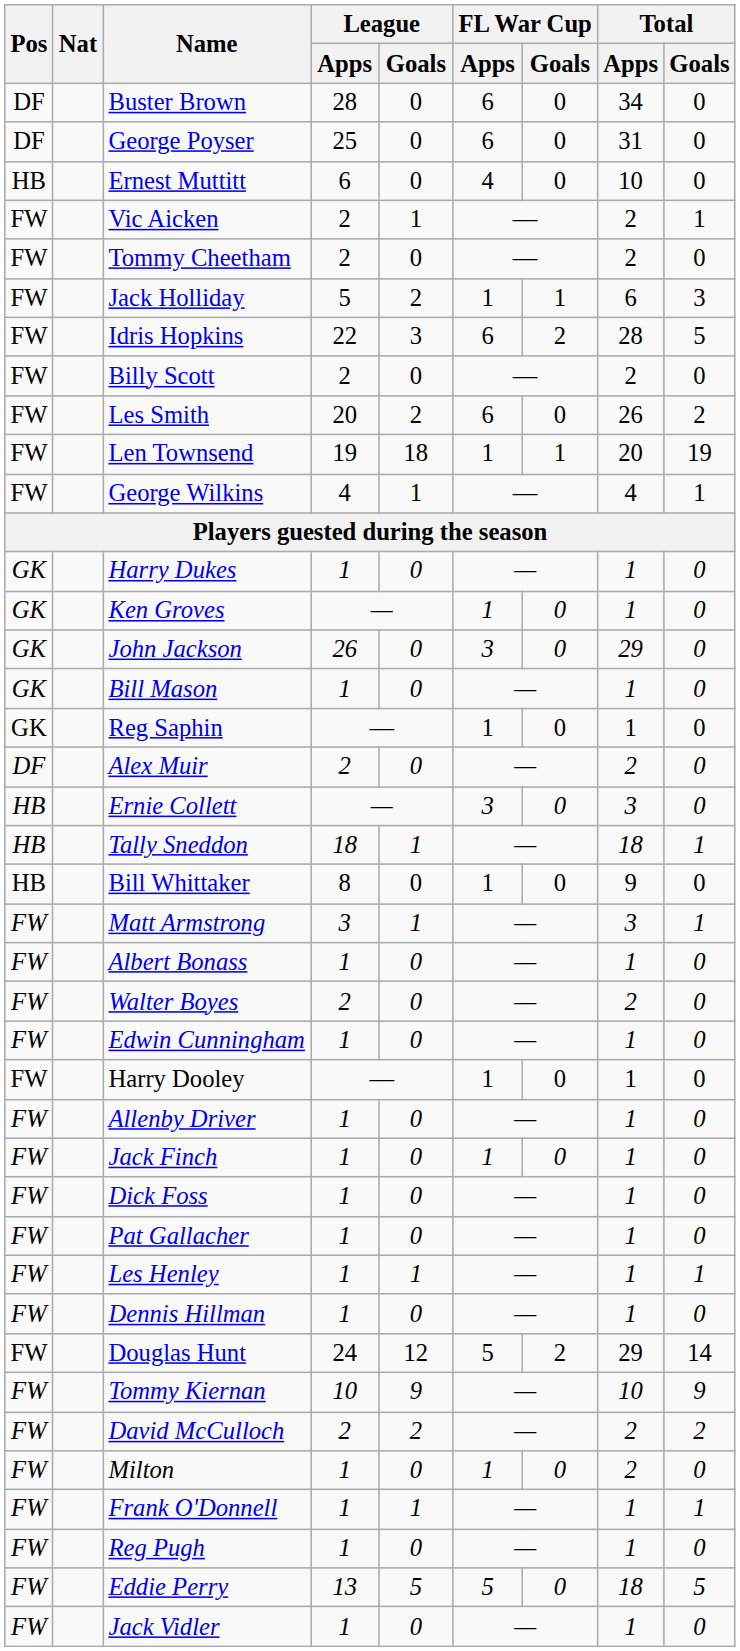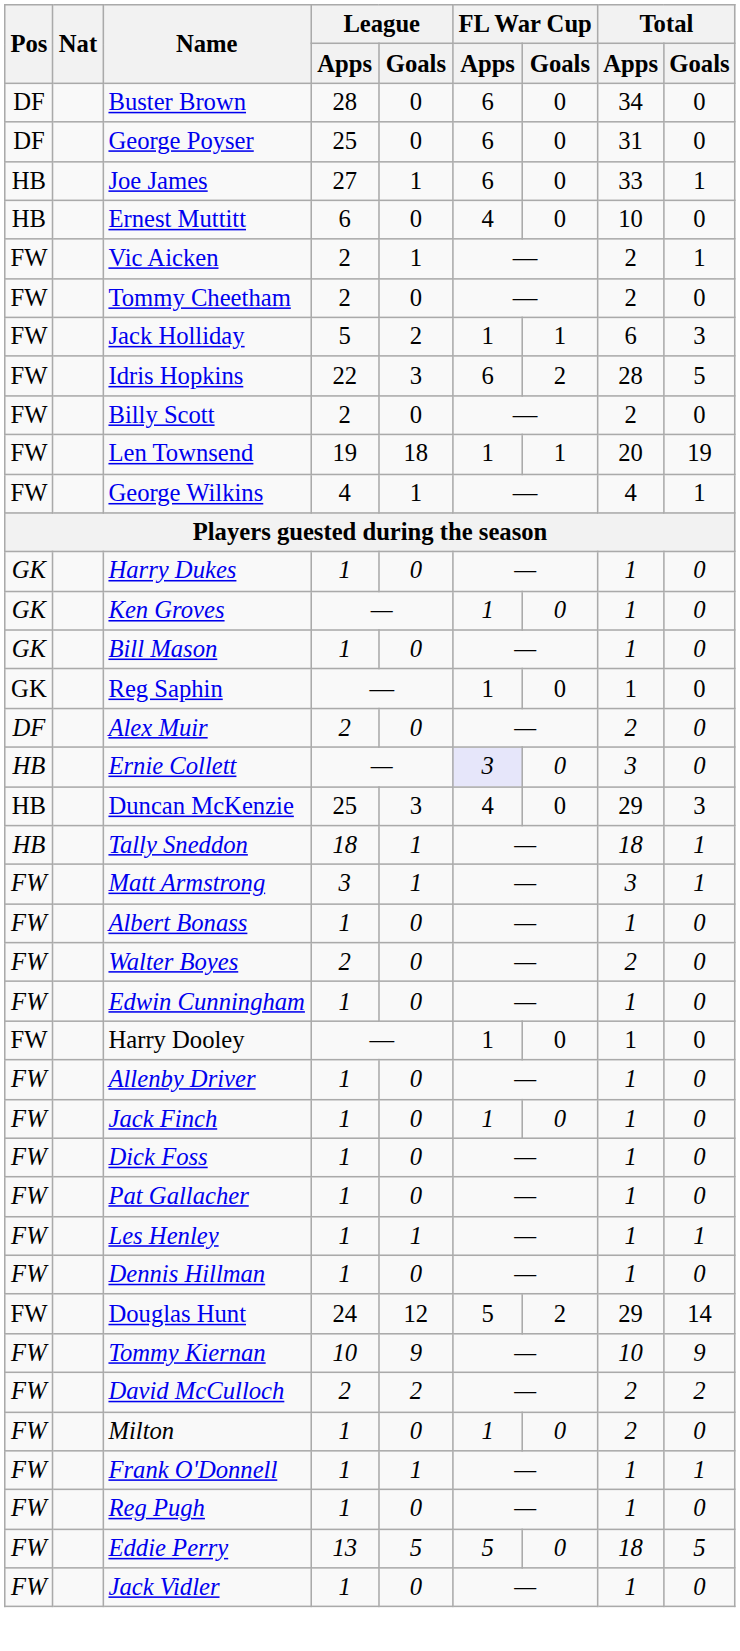+ row: (158, 180)
- row: (159, 414)
- row: (175, 649)
(488, 805) no background -> (488, 766) lavender background
+ row: (201, 805)
- row: (179, 883)
